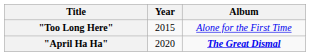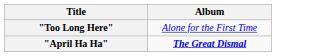- column: (165, 12)
